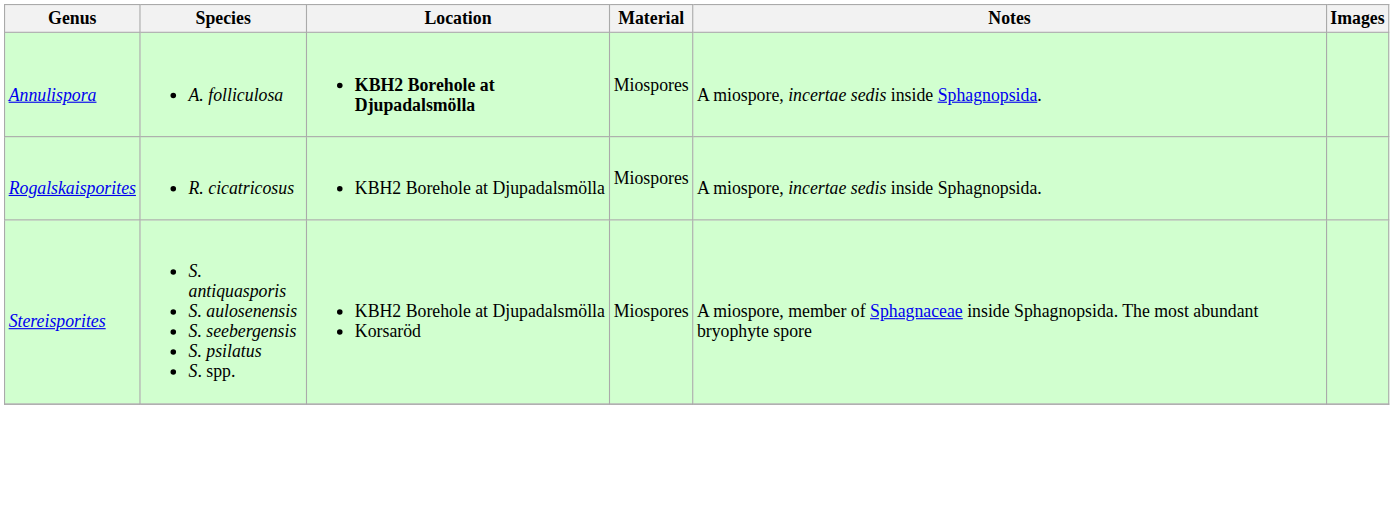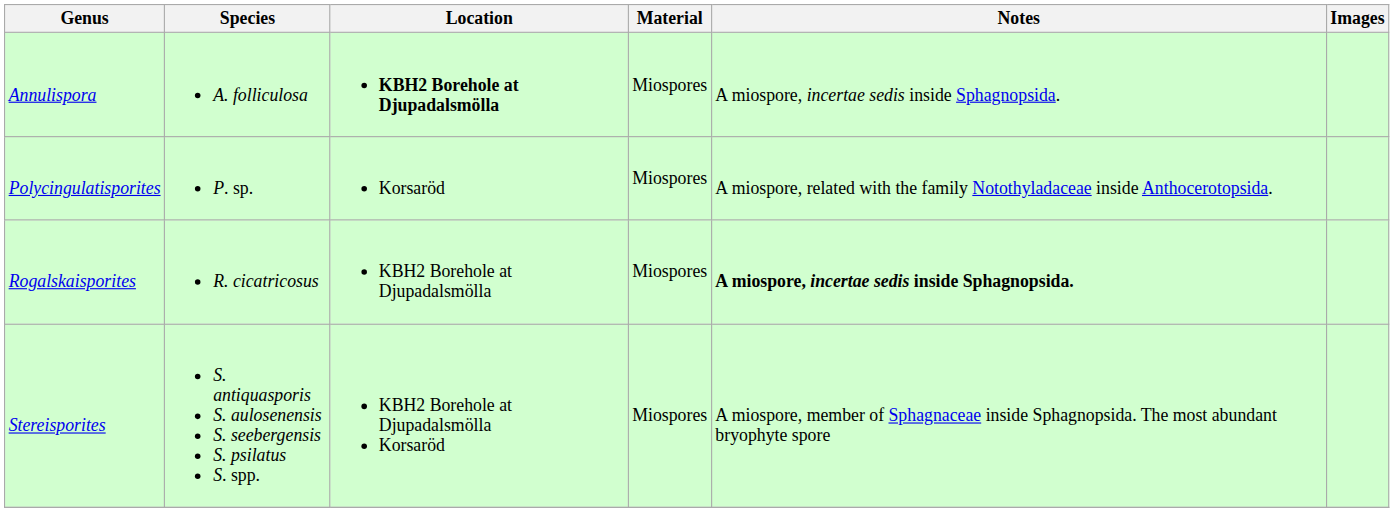+ row: (85, 188)
(869, 188) normal -> (895, 281) bold
